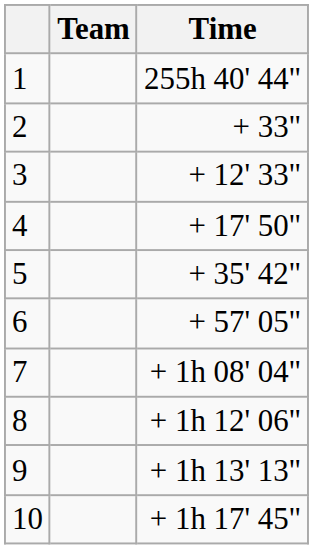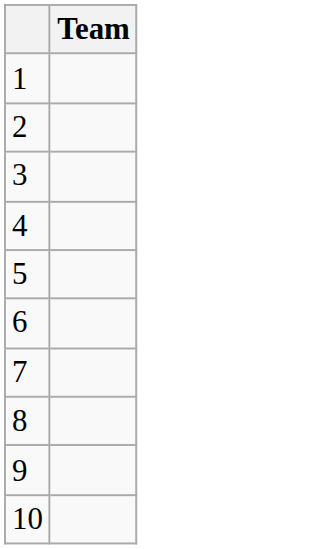- column: (223, 28)
